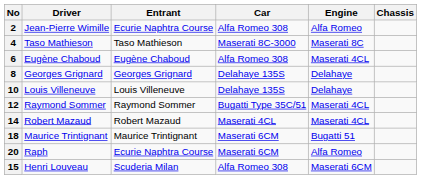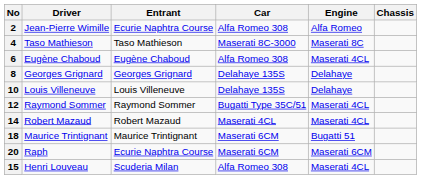(336, 152) Alfa Romeo -> (341, 152) Maserati 6CM
(341, 167) Maserati 6CM -> (340, 167) Maserati 4CL
